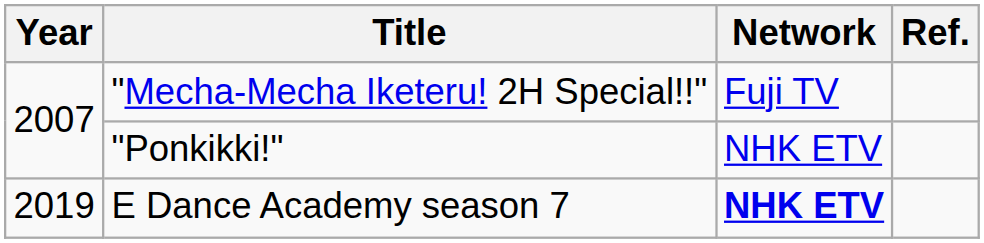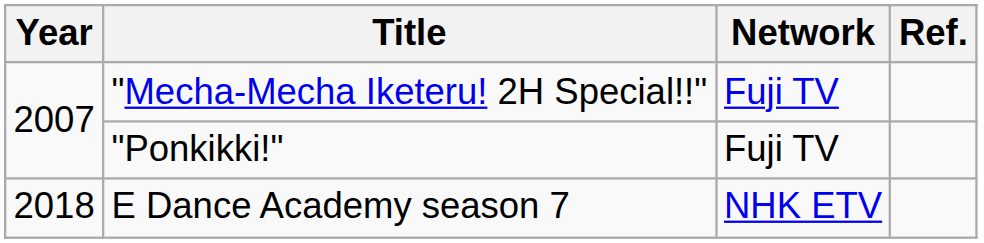(803, 149) NHK ETV -> (781, 149) Fuji TV
(54, 206) 2019 -> (54, 206) 2018
(804, 206) bold -> (803, 206) normal
